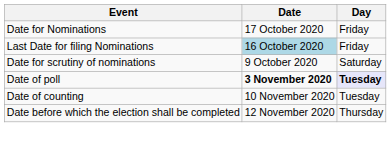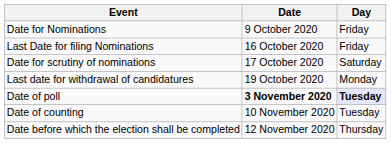(284, 29) 17 October 2020 -> (281, 29) 9 October 2020
(284, 46) lightblue background -> (284, 46) no background
(281, 63) 9 October 2020 -> (284, 63) 17 October 2020
+ row: (100, 79)
